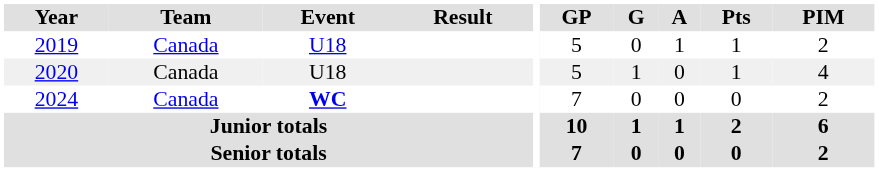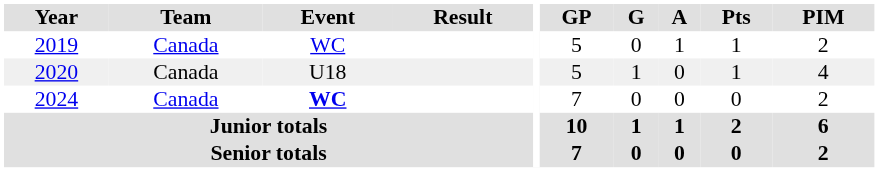(328, 44) U18 -> (328, 44) WC
